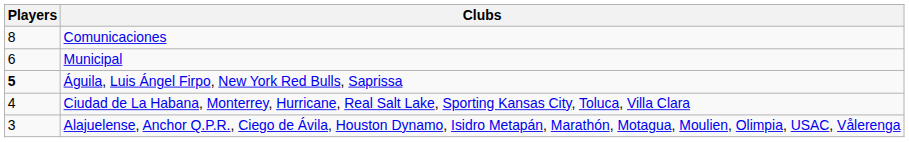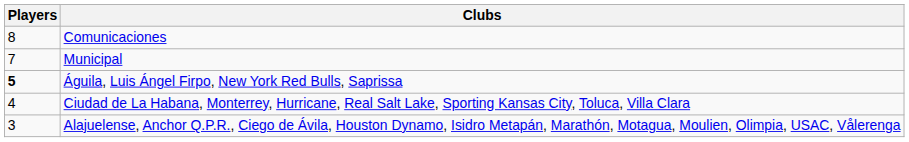(12, 59) 6 -> (12, 59) 7
